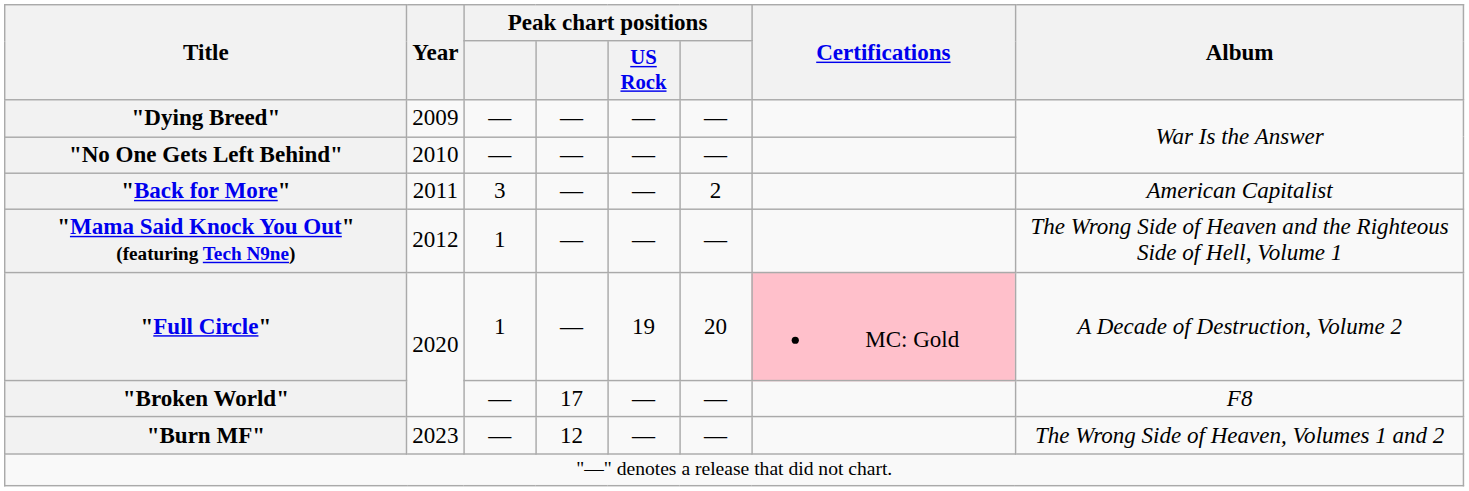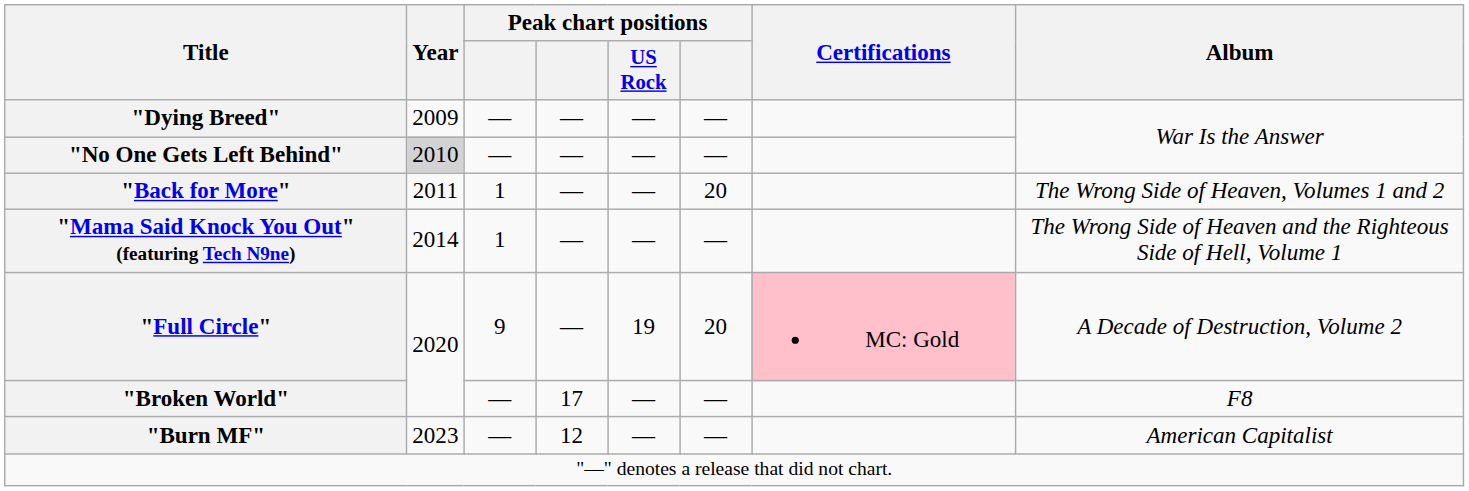(435, 154) no background -> (435, 154) lightgrey background
(500, 191) 3 -> (500, 191) 1
(715, 191) 2 -> (715, 191) 20
(1240, 191) American Capitalist -> (1240, 191) The Wrong Side of Heaven, Volumes 1 and 2
(435, 240) 2012 -> (435, 240) 2014
(500, 326) 1 -> (500, 326) 9
(1240, 435) The Wrong Side of Heaven, Volumes 1 and 2 -> (1240, 435) American Capitalist
